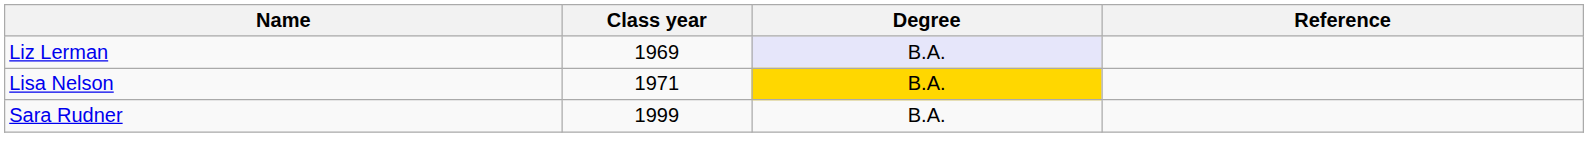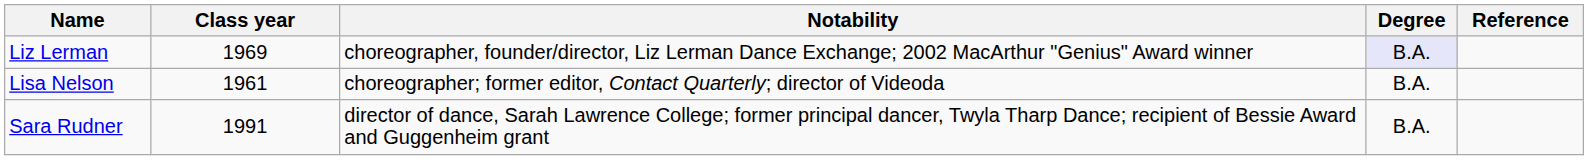+ column: (853, 20)
(657, 83) 1971 -> (245, 83) 1961
(927, 83) gold background -> (1412, 83) no background
(657, 115) 1999 -> (245, 126) 1991
